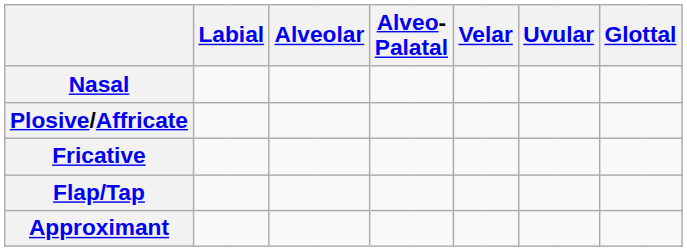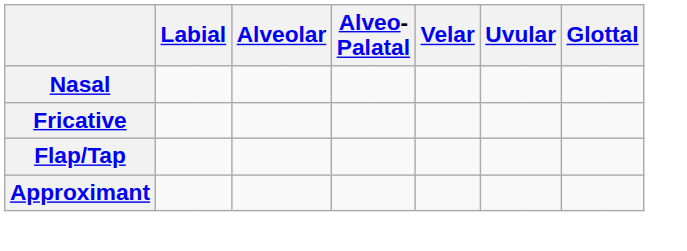- row: (99, 120)
